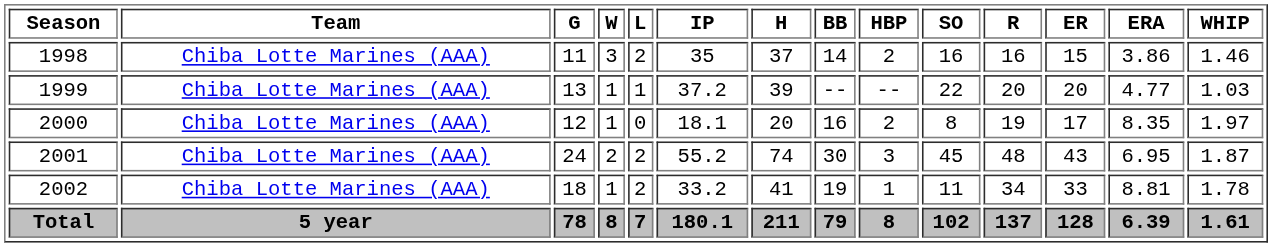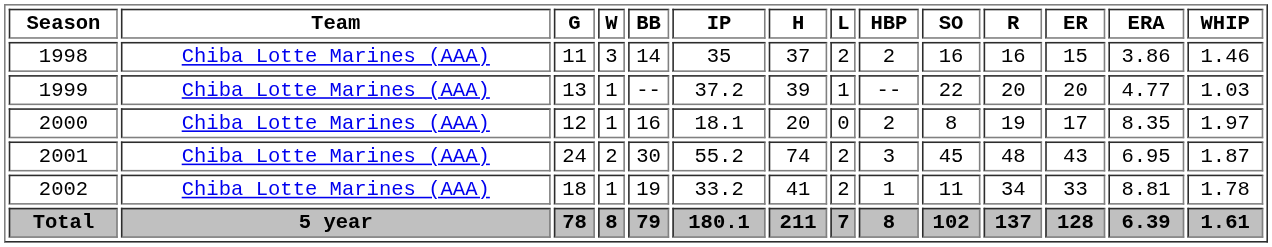columns swapped: (640, 24) <-> (835, 24)
